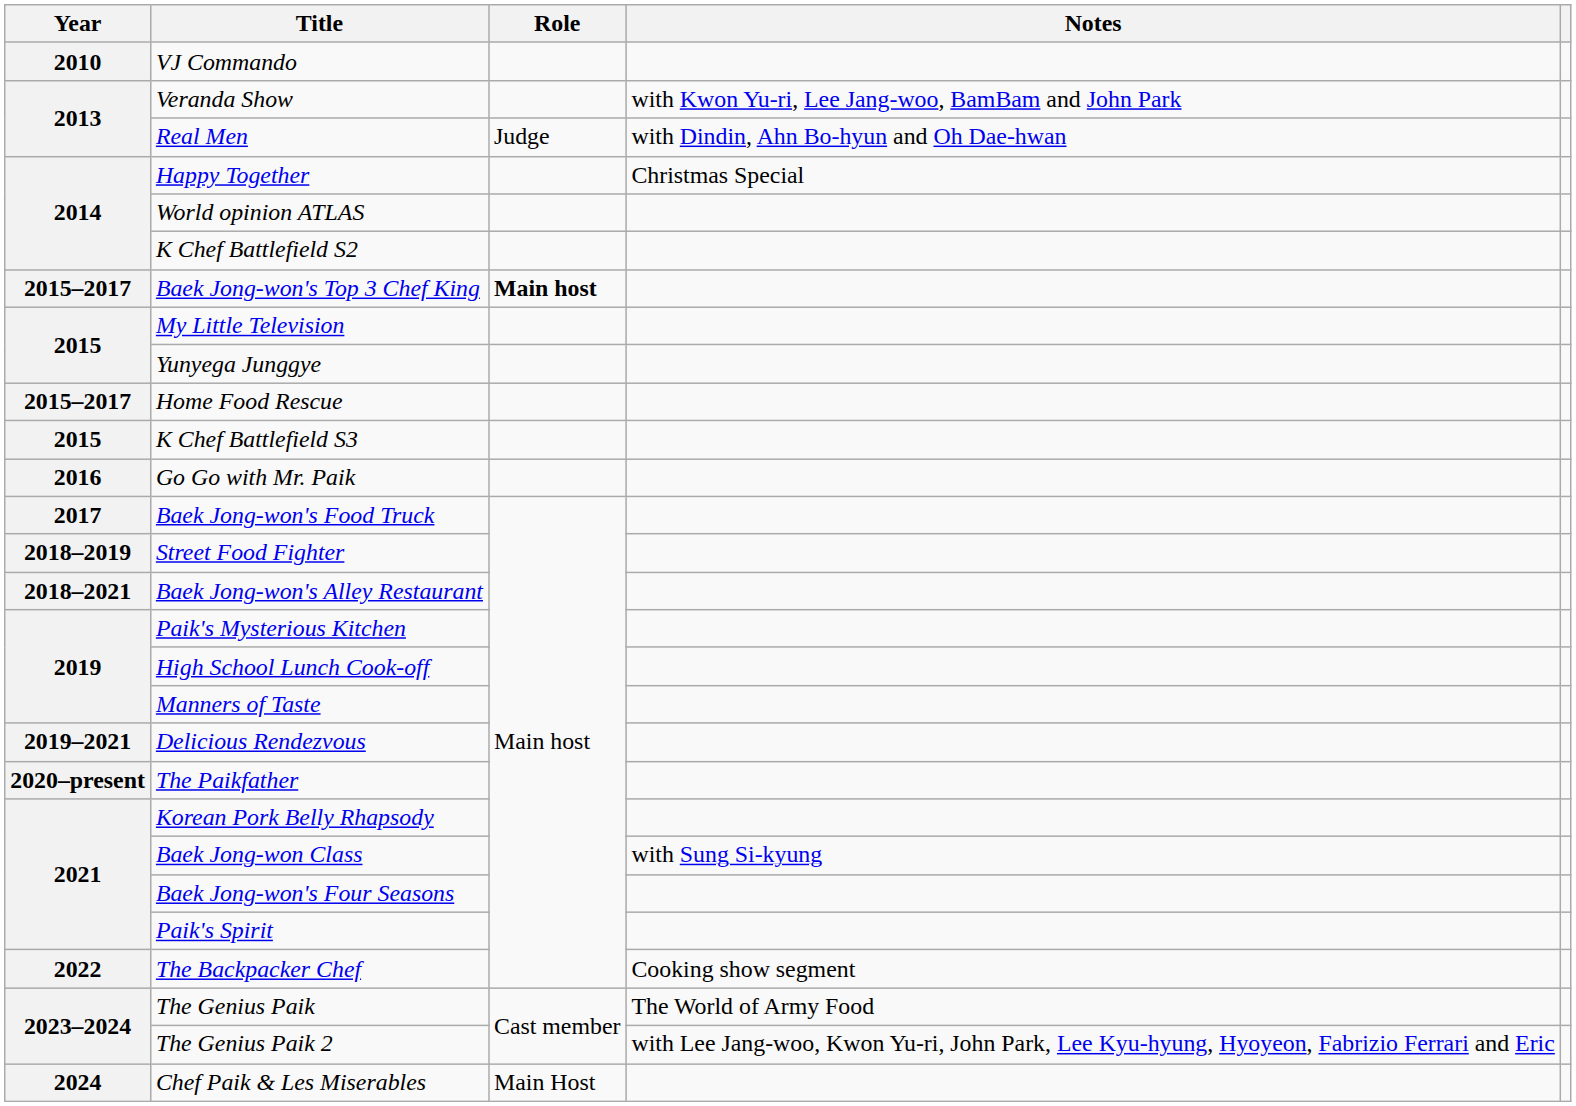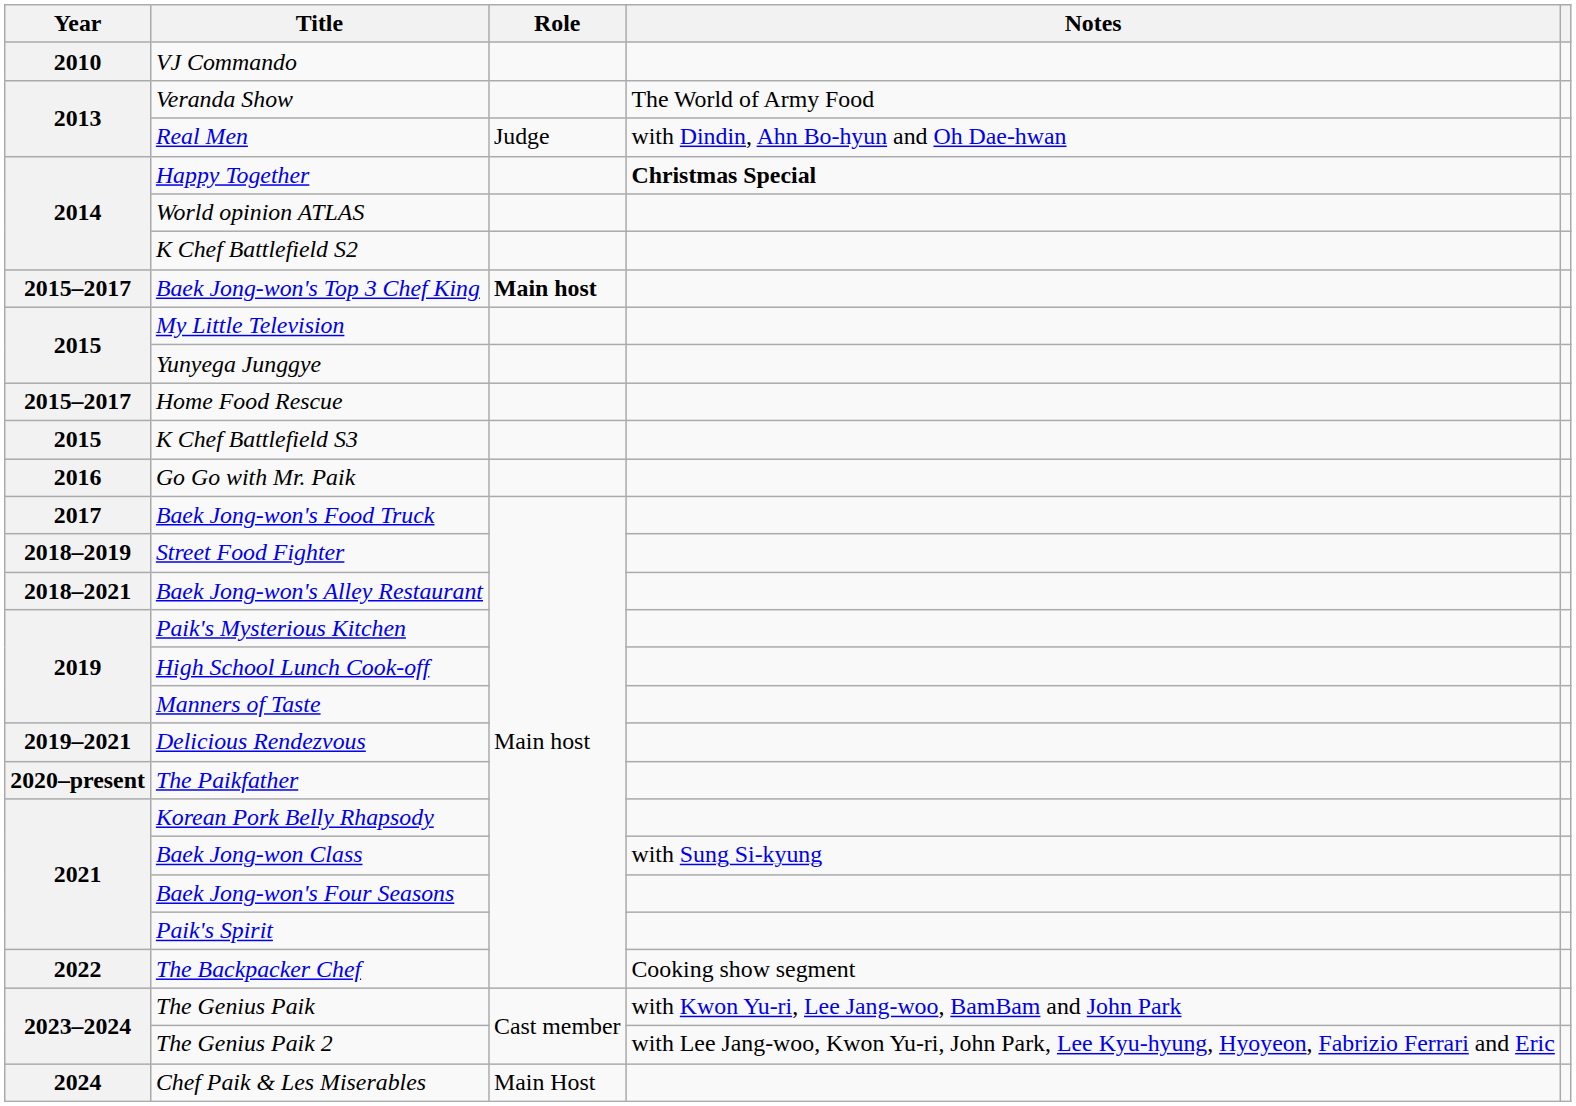(906, 99) with Kwon Yu-ri, Lee Jang-woo, BamBam and John Park -> (753, 99) The World of Army Food
(718, 174) normal -> (724, 174) bold
(753, 1006) The World of Army Food -> (906, 1006) with Kwon Yu-ri, Lee Jang-woo, BamBam and John Park
